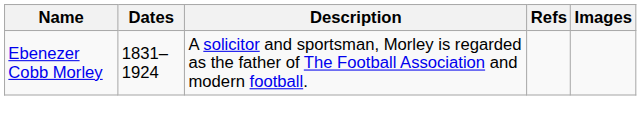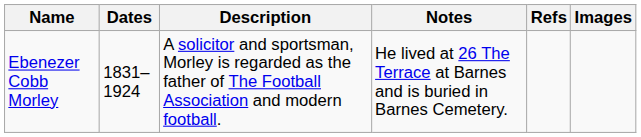+ column: (449, 17)
